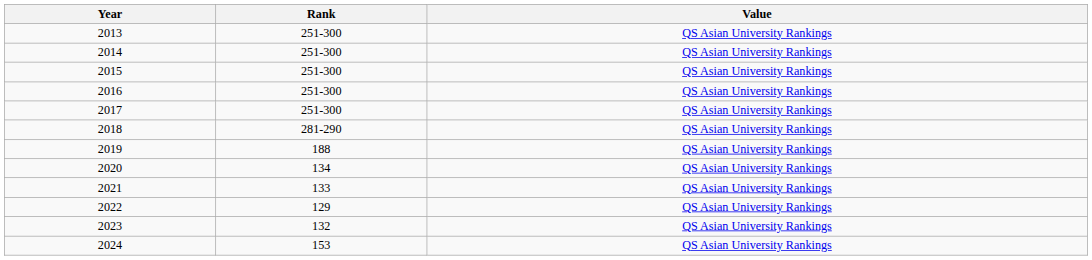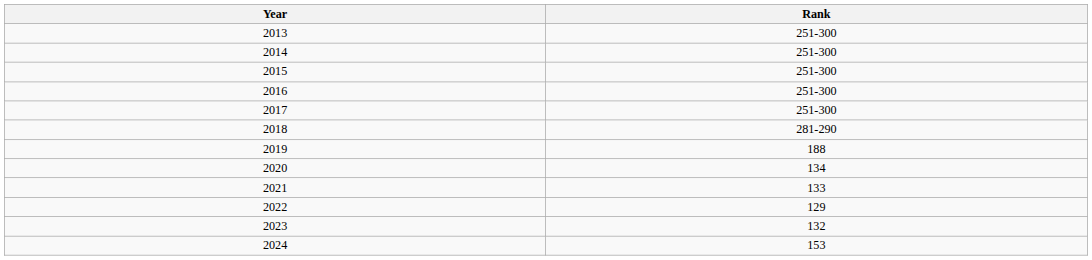- column: (757, 14)
